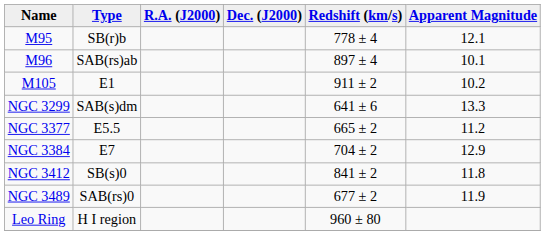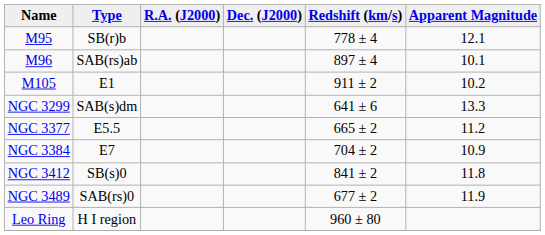(473, 151) 12.9 -> (473, 151) 10.9
